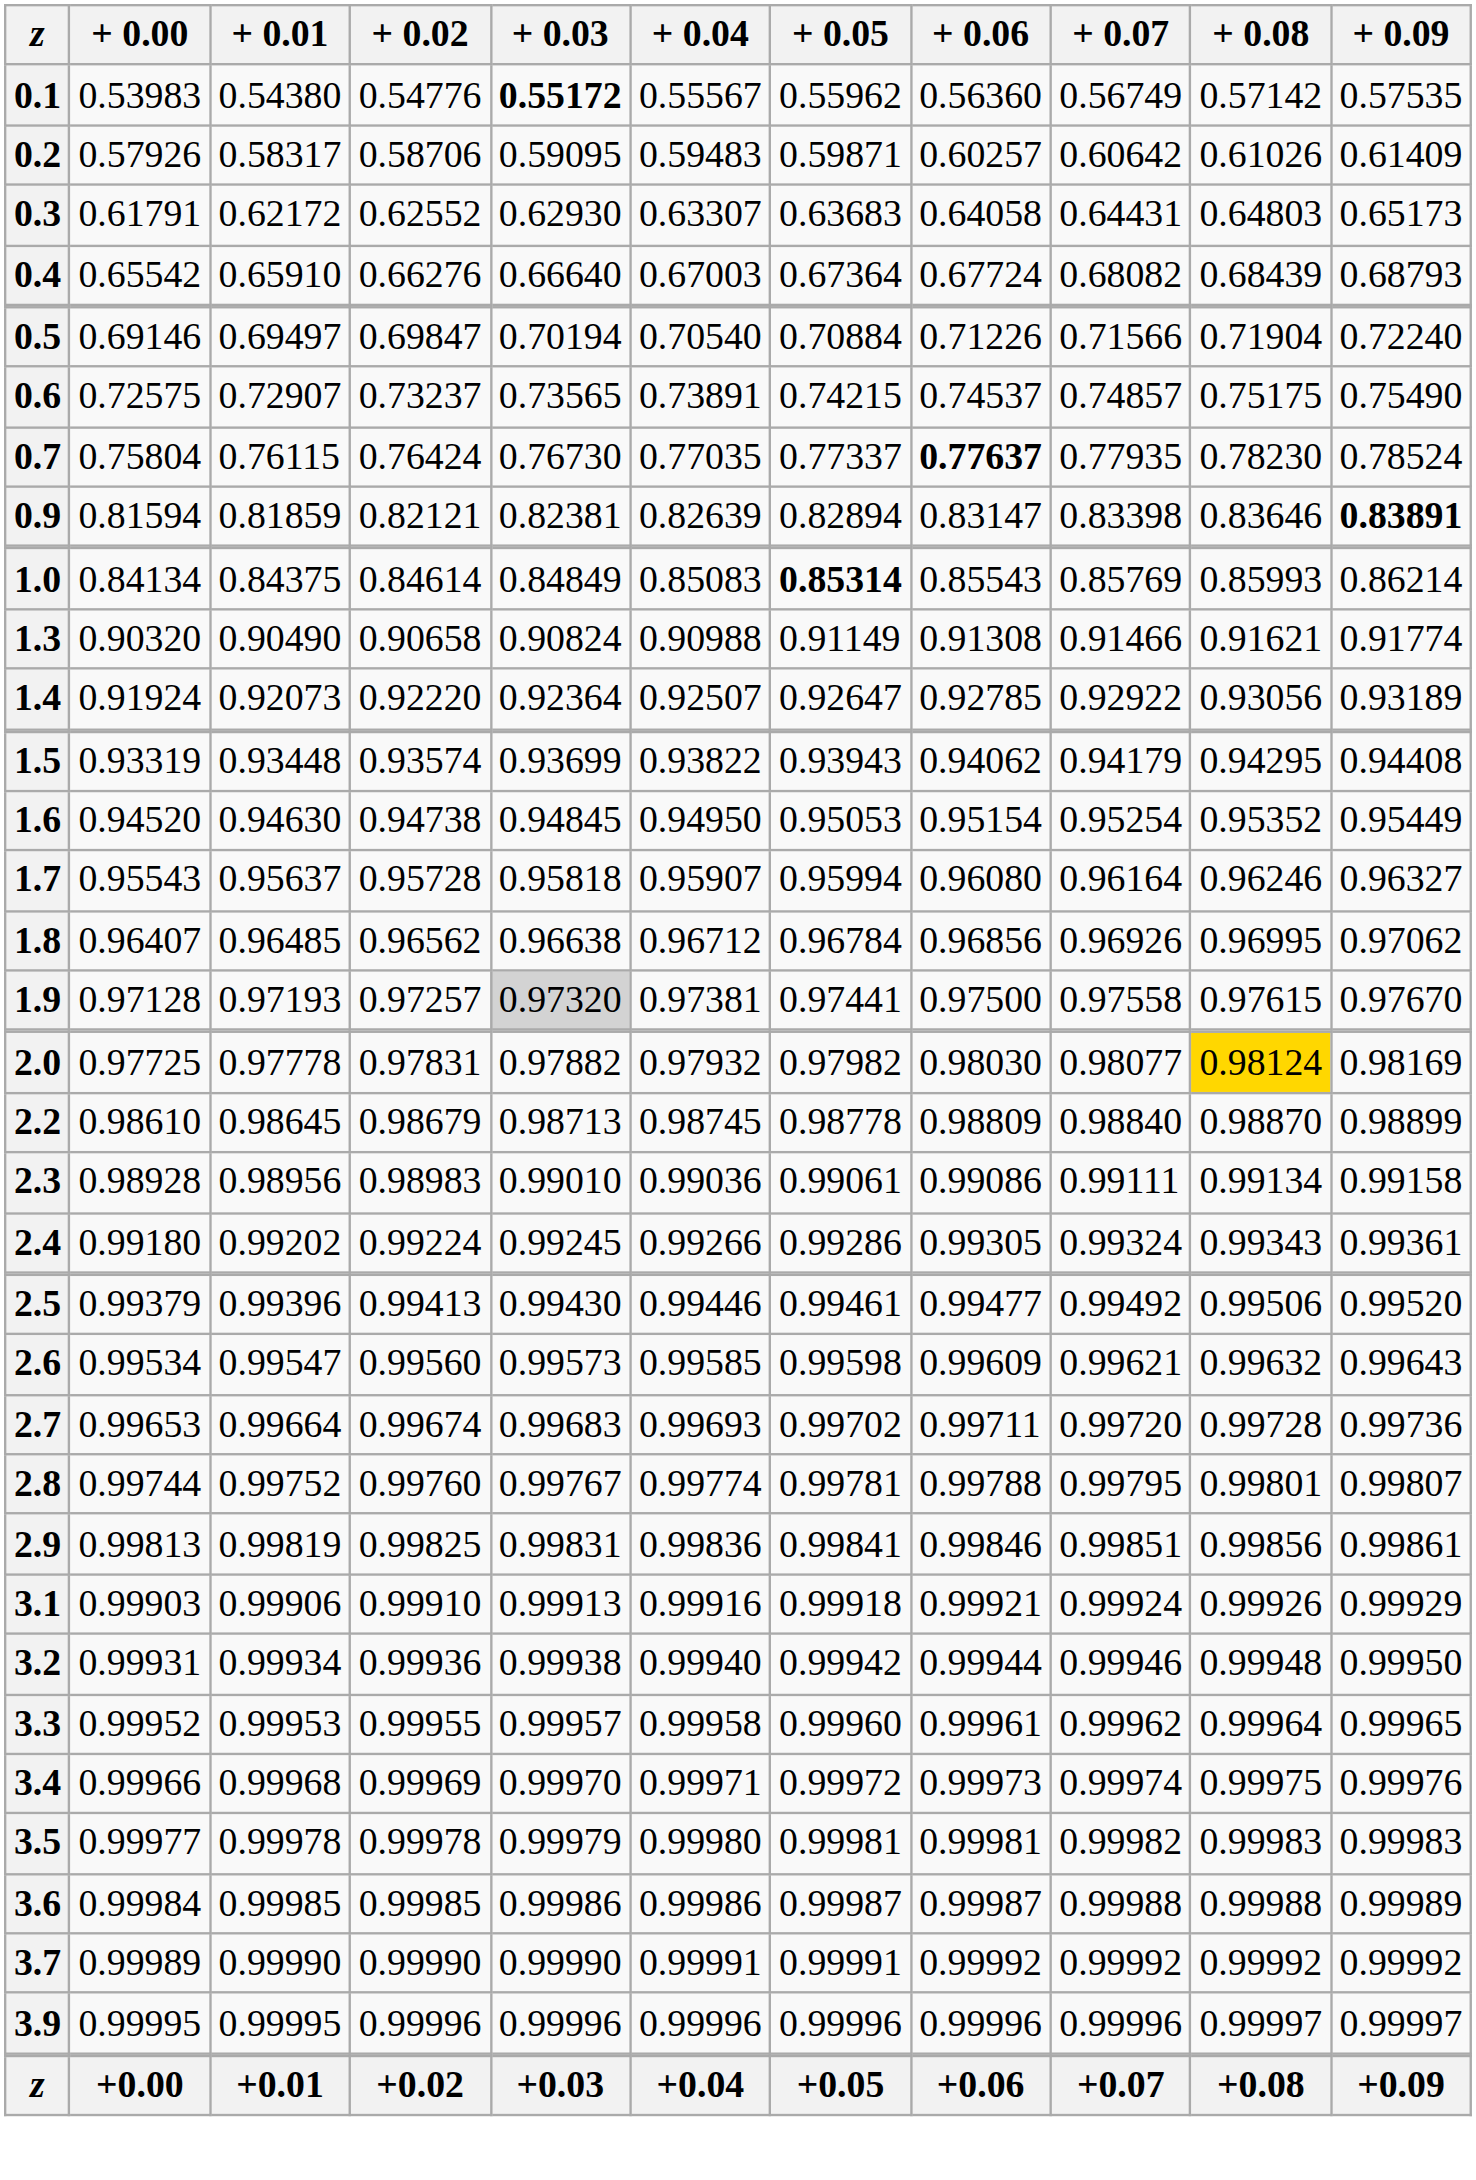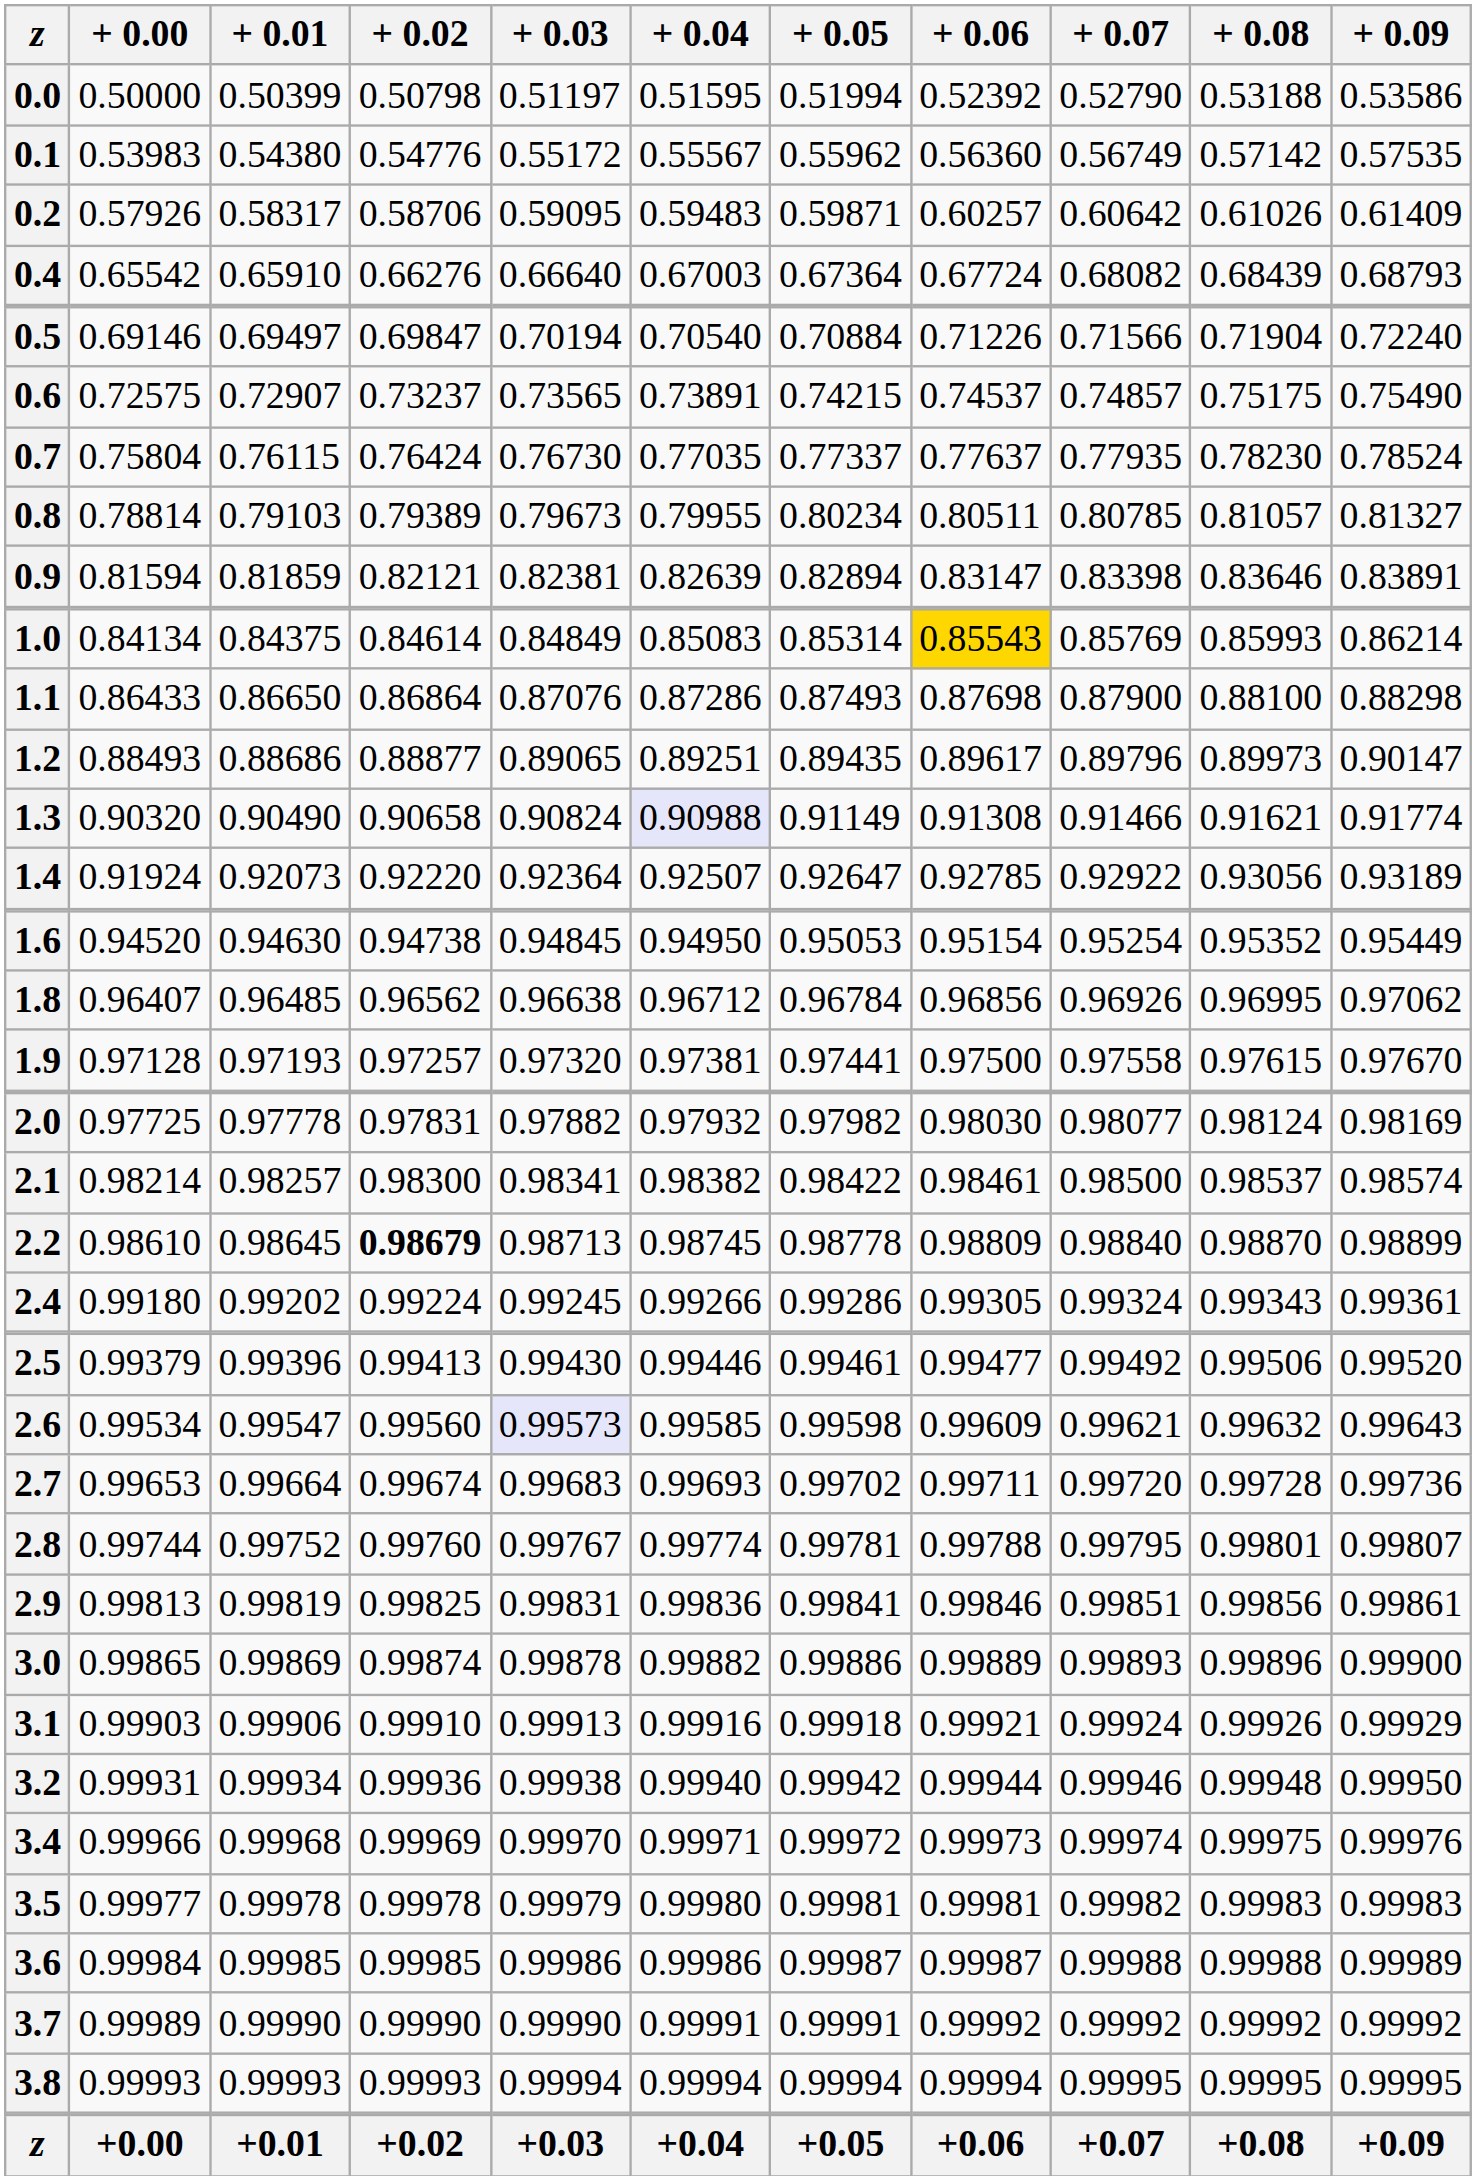+ row: (37, 94)
(560, 94) bold -> (560, 154) normal
- row: (37, 214)
(981, 455) bold -> (981, 455) normal
+ row: (37, 515)
(1401, 515) bold -> (1401, 575) normal
(840, 578) bold -> (840, 638) normal
(981, 578) no background -> (981, 638) gold background
+ row: (37, 697)
+ row: (37, 757)
(700, 638) no background -> (700, 817) lavender background
- row: (37, 760)
- row: (37, 879)
(560, 999) lightgrey background -> (560, 1059) no background
(1261, 1061) gold background -> (1261, 1121) no background
+ row: (37, 1181)
(420, 1121) normal -> (420, 1241) bold
- row: (37, 1181)
(560, 1363) no background -> (560, 1423) lavender background
+ row: (37, 1663)
- row: (37, 1723)
+ row: (37, 2082)
- row: (37, 2022)
